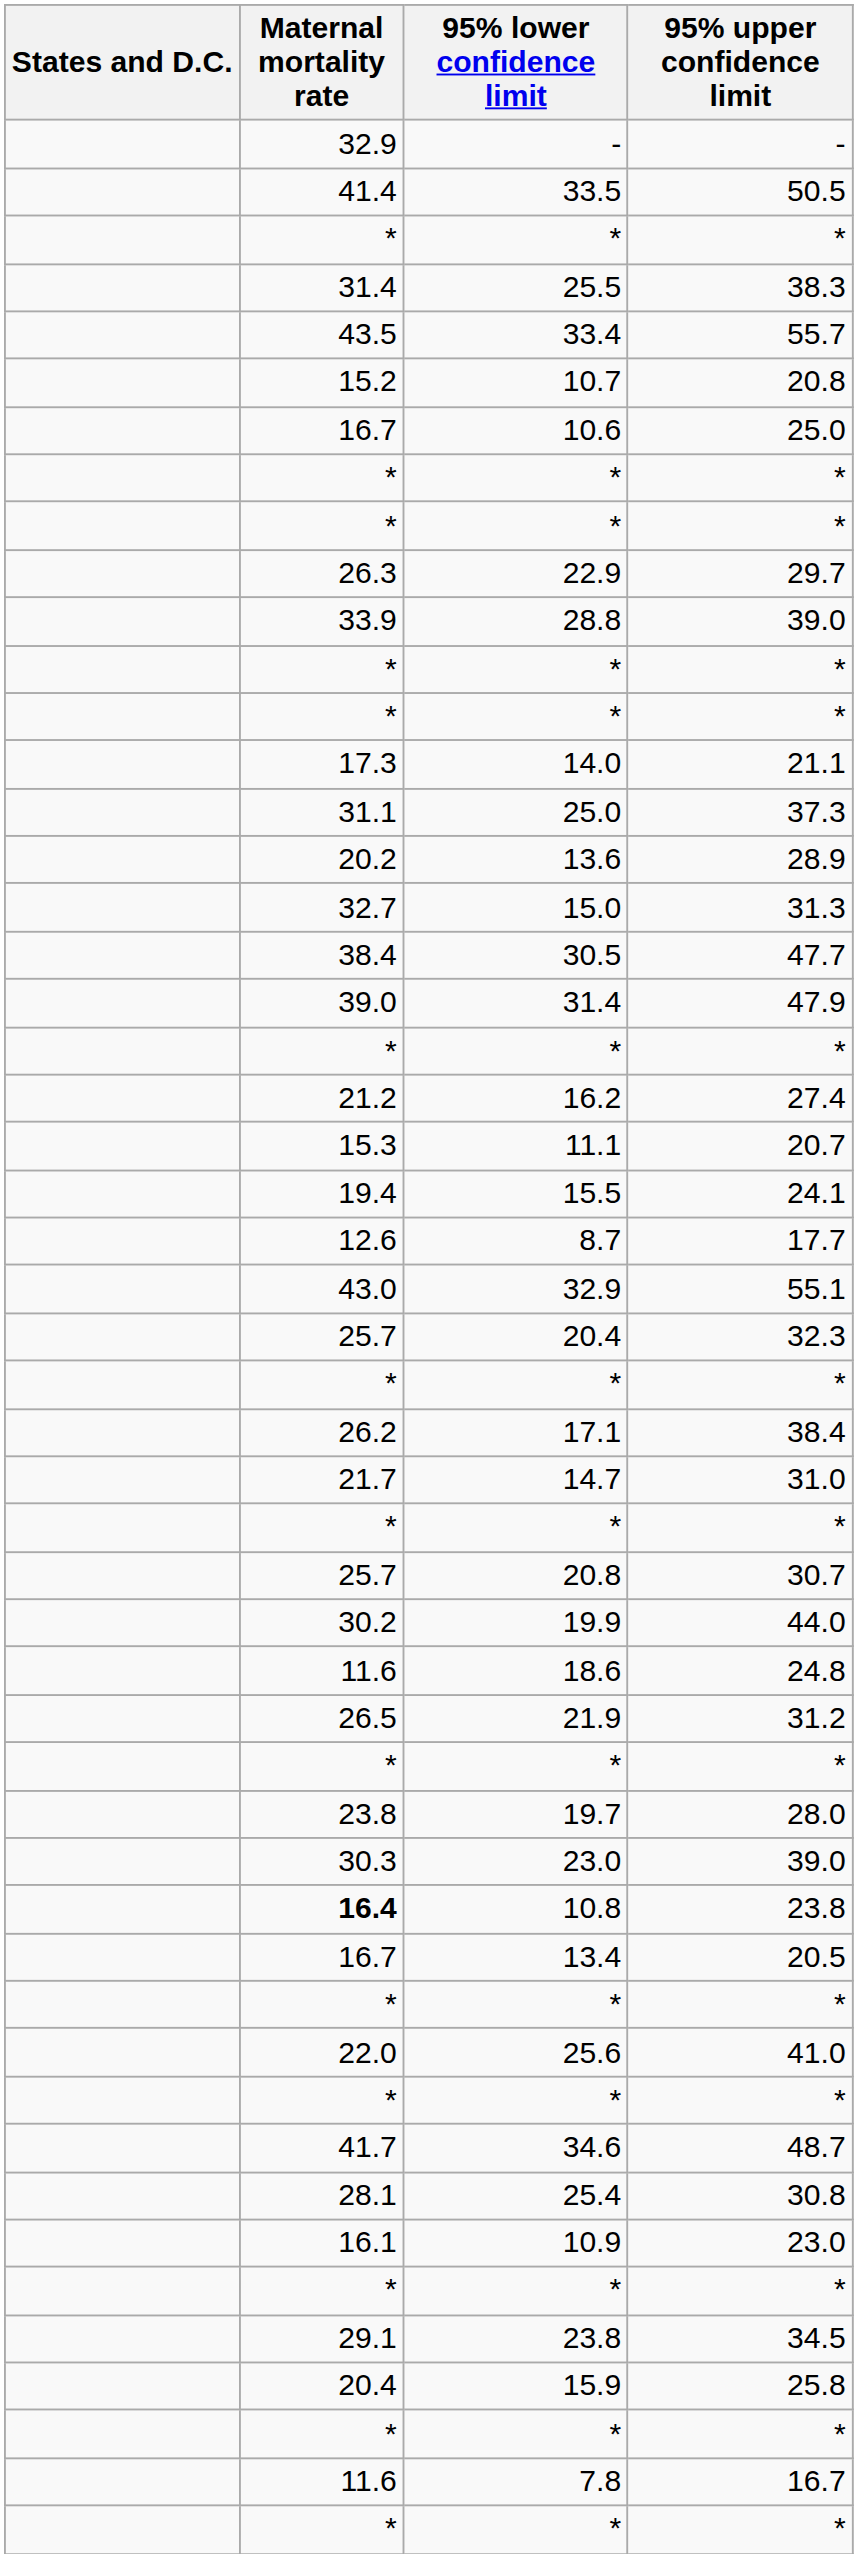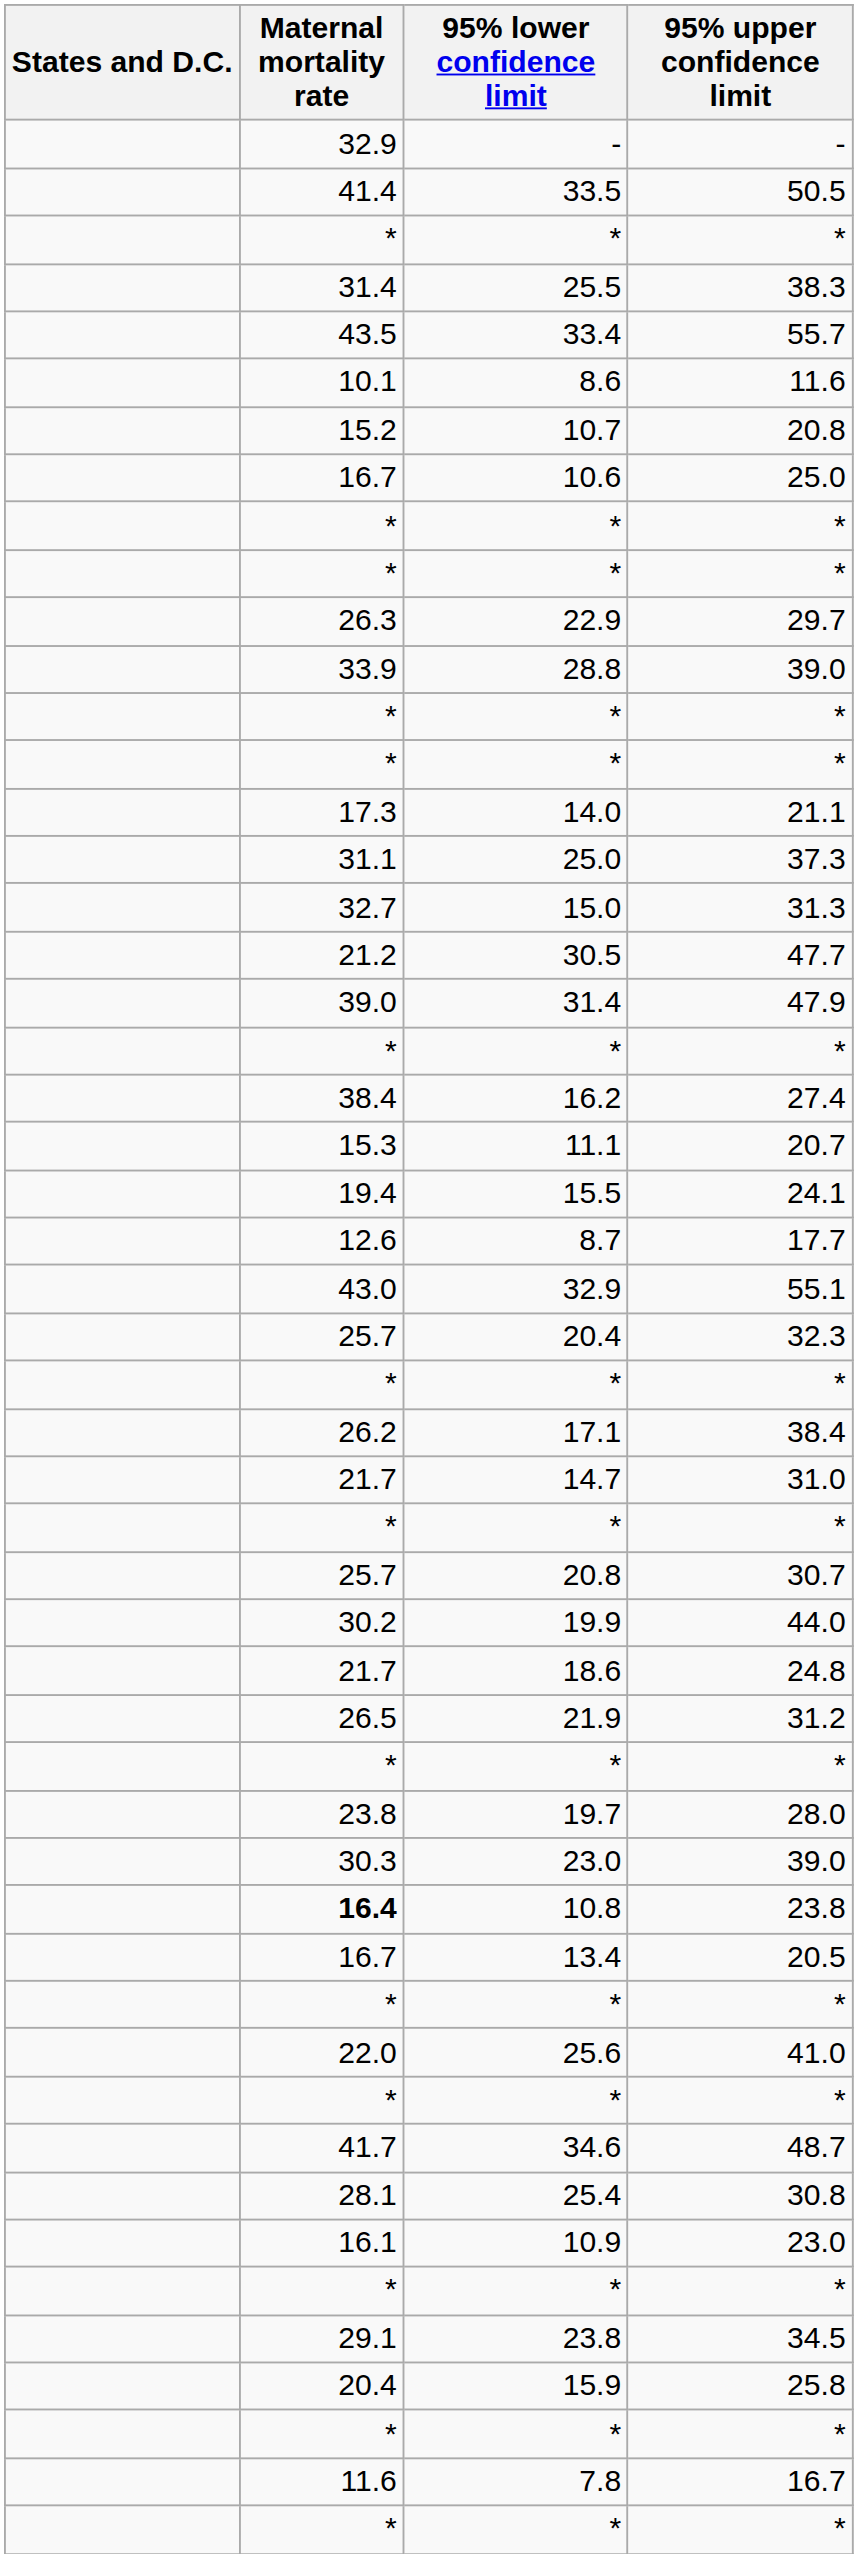+ row: (600, 382)
- row: (592, 859)
(368, 954) 38.4 -> (368, 954) 21.2
(368, 1097) 21.2 -> (368, 1097) 38.4
(369, 1670) 11.6 -> (368, 1670) 21.7
